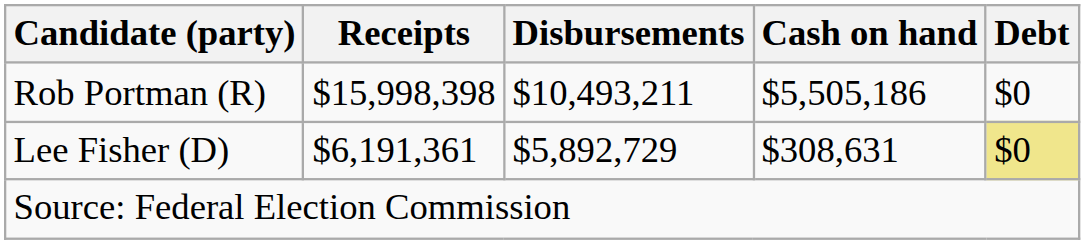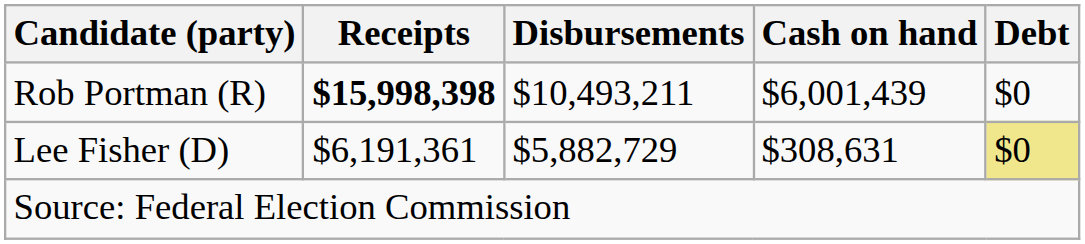(404, 91) normal -> (404, 91) bold
(844, 91) $5,505,186 -> (844, 91) $6,001,439
(595, 149) $5,892,729 -> (595, 149) $5,882,729
